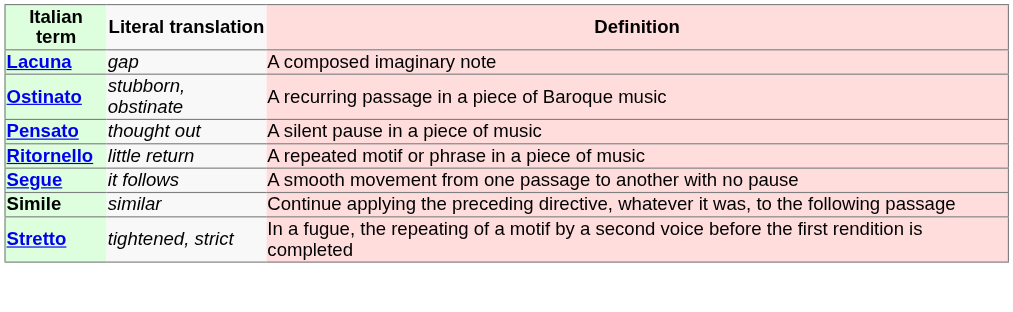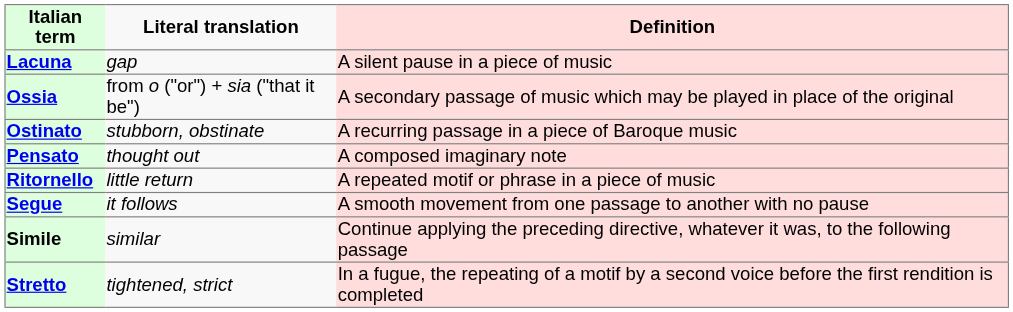(382, 61) A composed imaginary note -> (475, 61) A silent pause in a piece of music
+ row: (32, 96)
(405, 131) A silent pause in a piece of music -> (452, 155) A composed imaginary note
